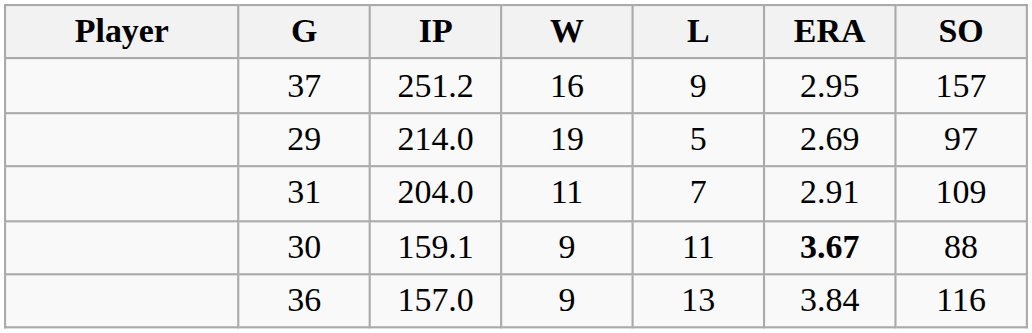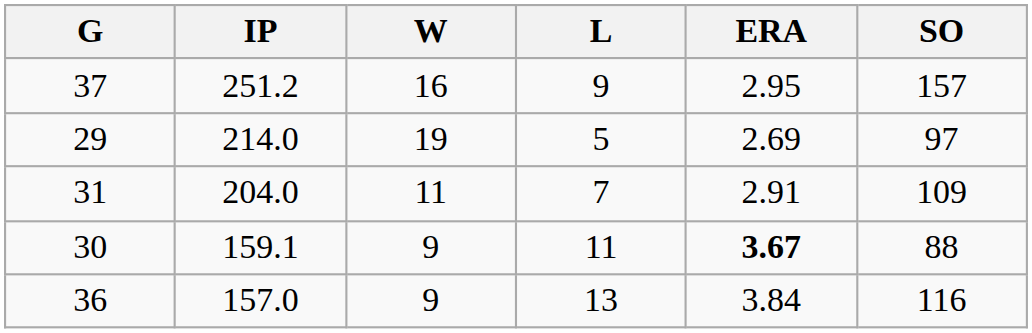- column: (122, 31)
